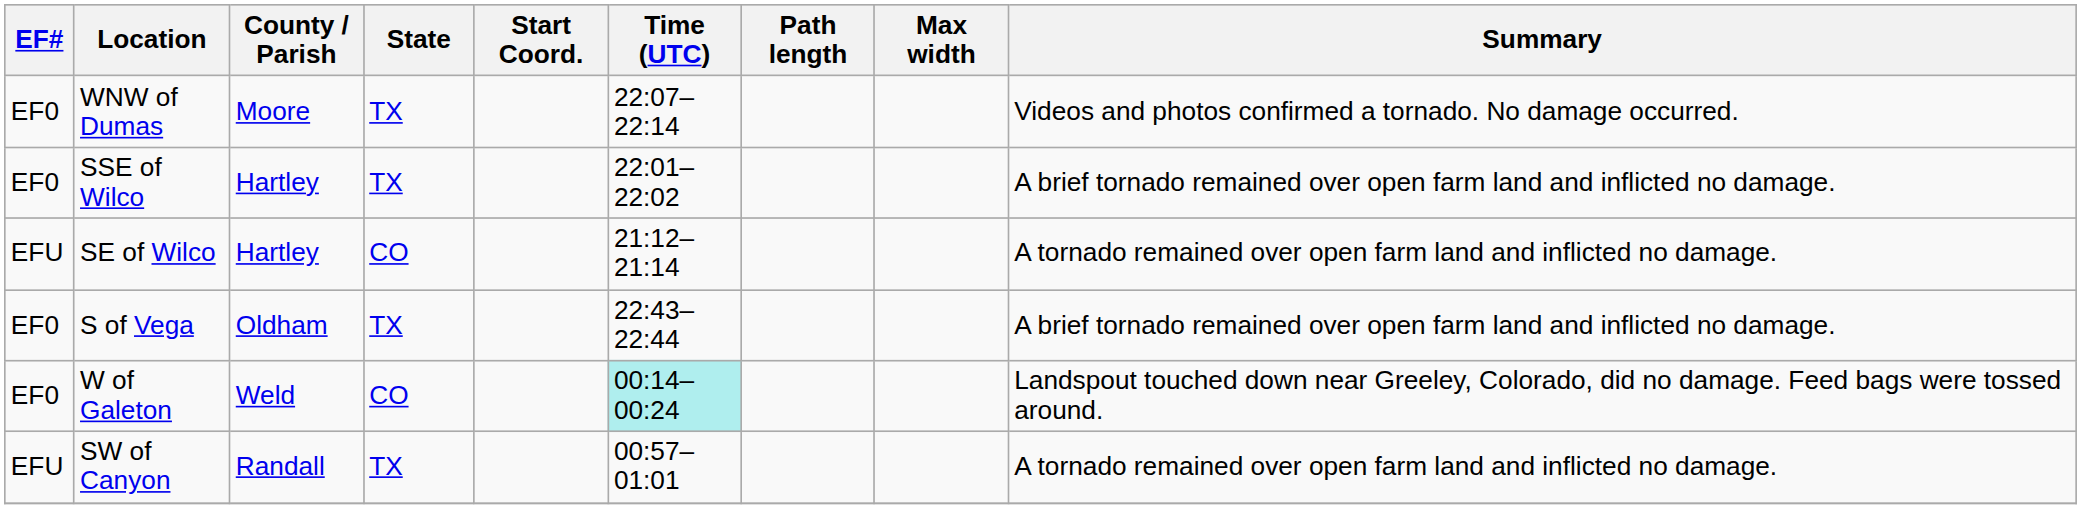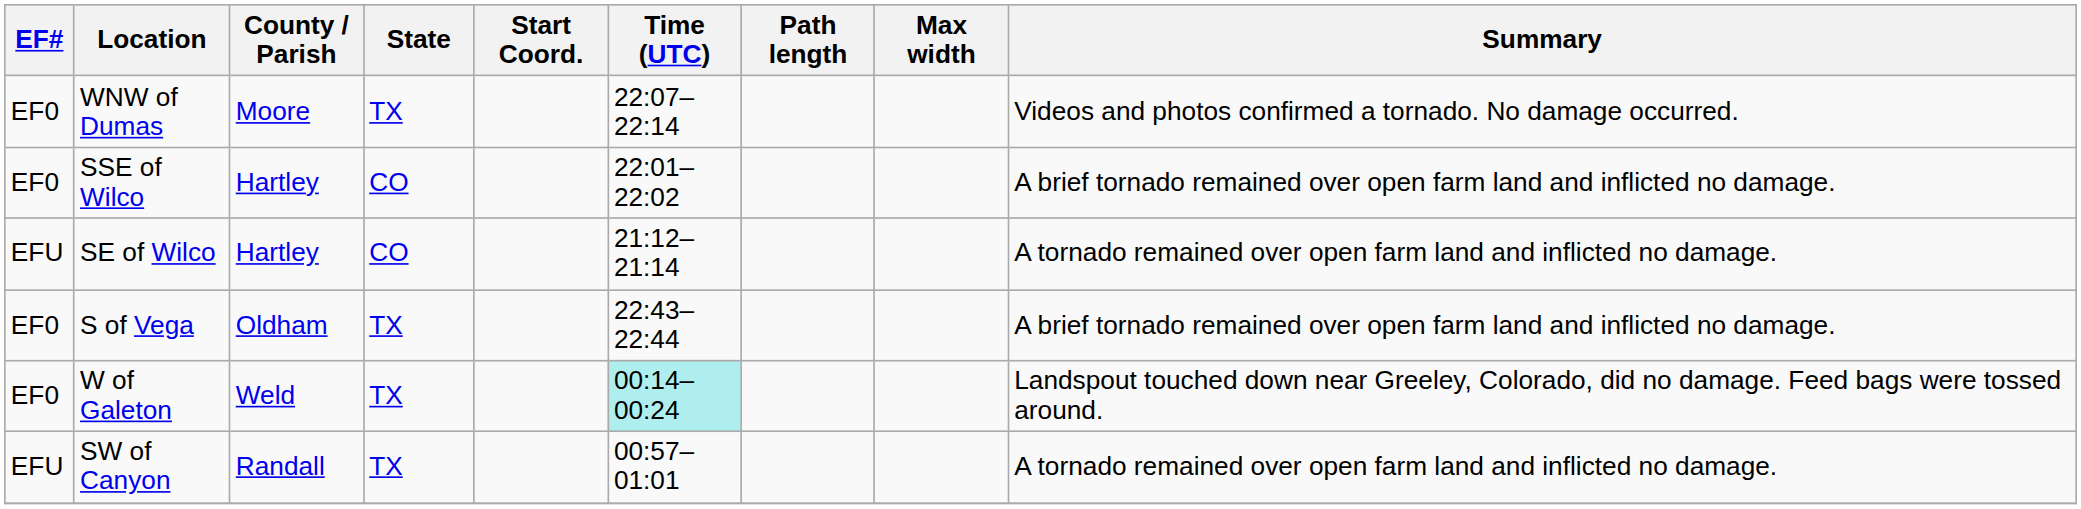(386, 182) TX -> (389, 182) CO
(389, 395) CO -> (386, 395) TX
